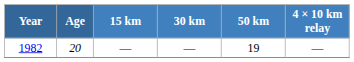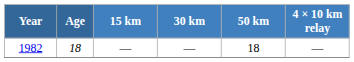(75, 48) 20 -> (75, 48) 18
(253, 48) 19 -> (253, 48) 18
